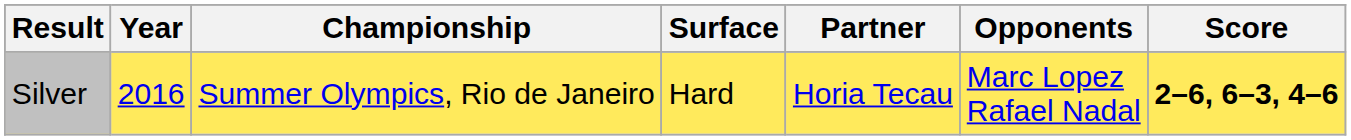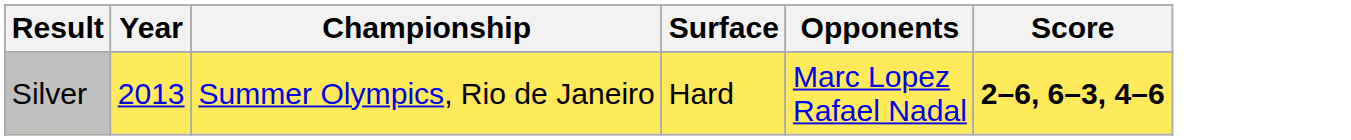- column: (873, 28)
(151, 92) 2016 -> (151, 92) 2013
